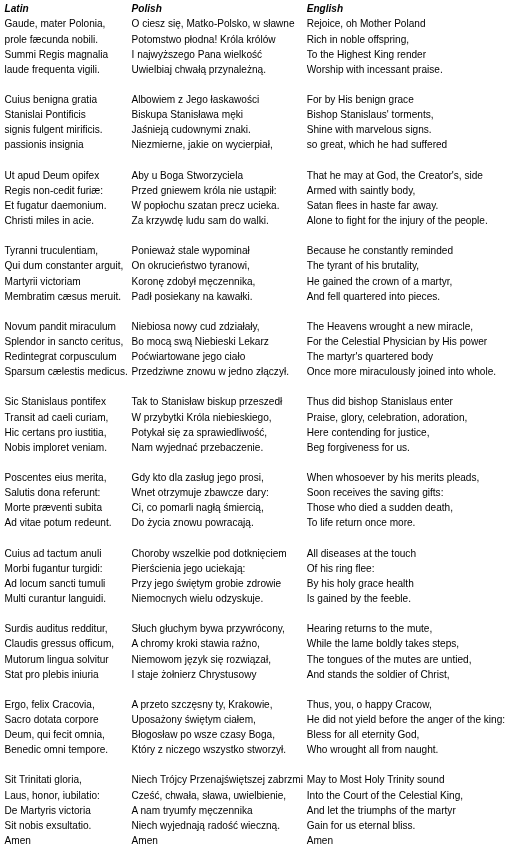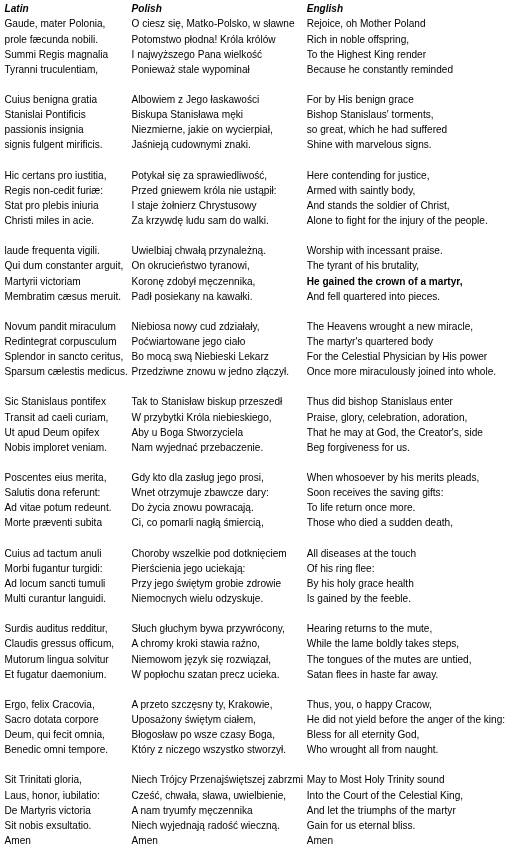rows swapped: (52, 69) <-> (51, 251)
rows swapped: (44, 145) <-> (54, 130)
rows swapped: (56, 432) <-> (52, 175)
rows swapped: (52, 674) <-> (56, 205)
(380, 281) normal -> (385, 281) bold
rows swapped: (64, 342) <-> (61, 357)
rows swapped: (53, 508) <-> (58, 523)
